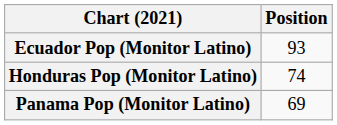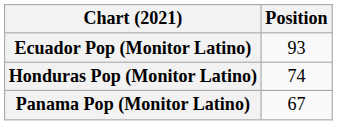(297, 104) 69 -> (297, 104) 67
